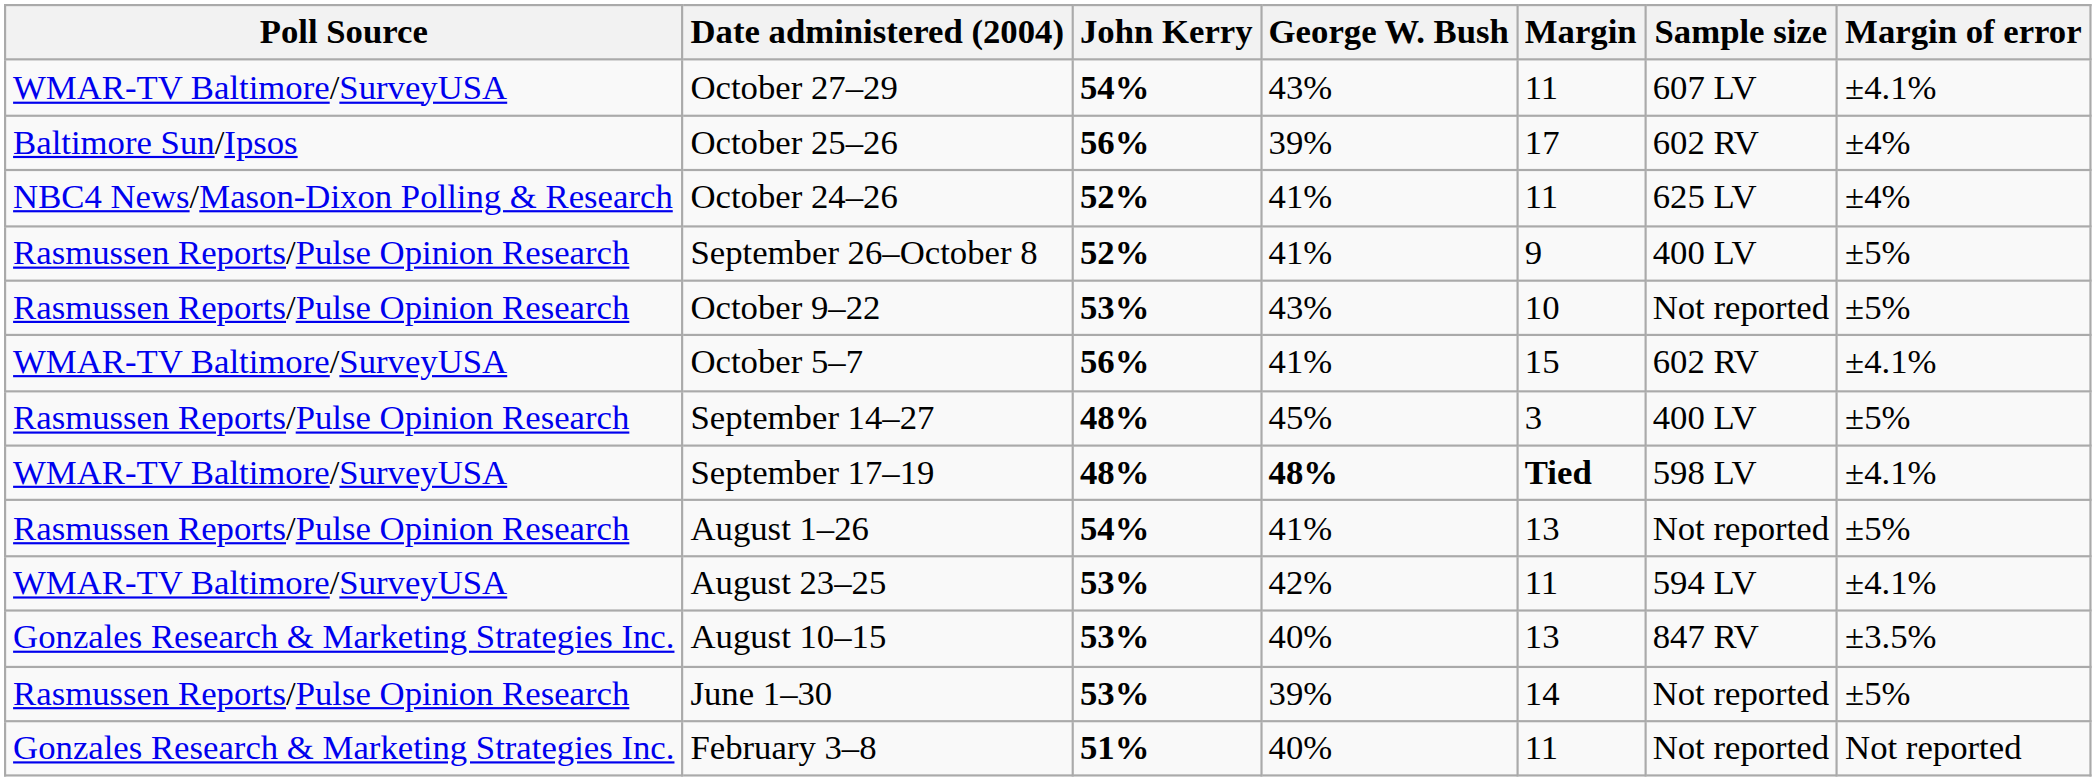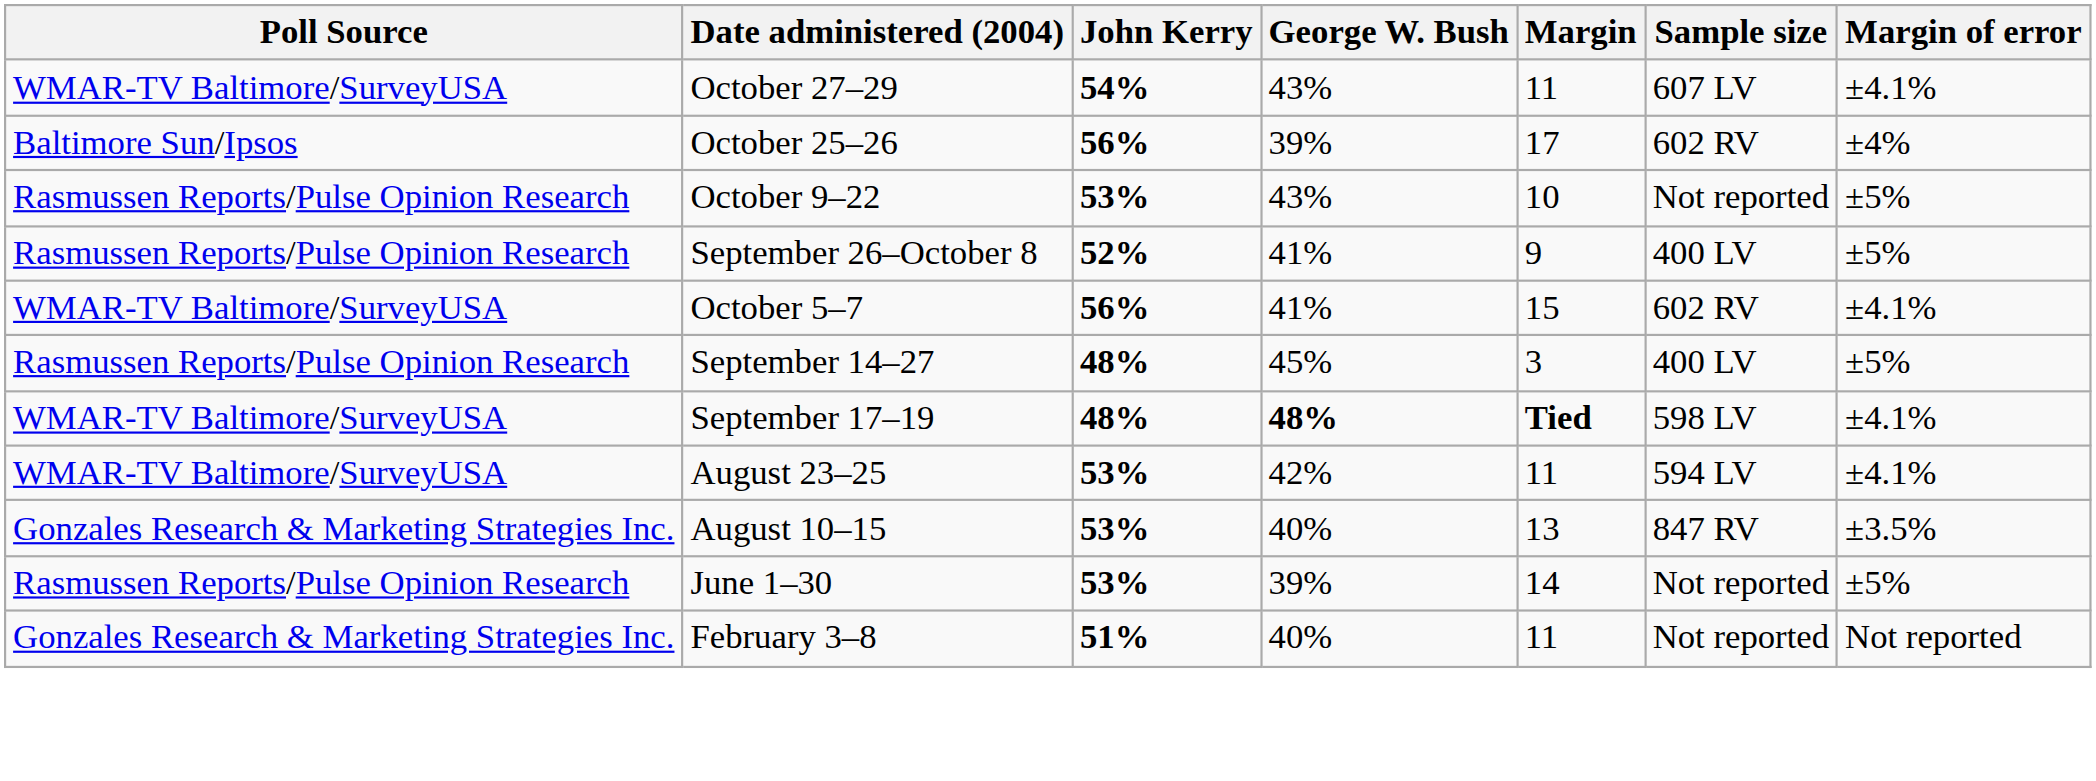- row: (794, 197)
rows swapped: (785, 307) <-> (864, 252)
- row: (780, 527)
